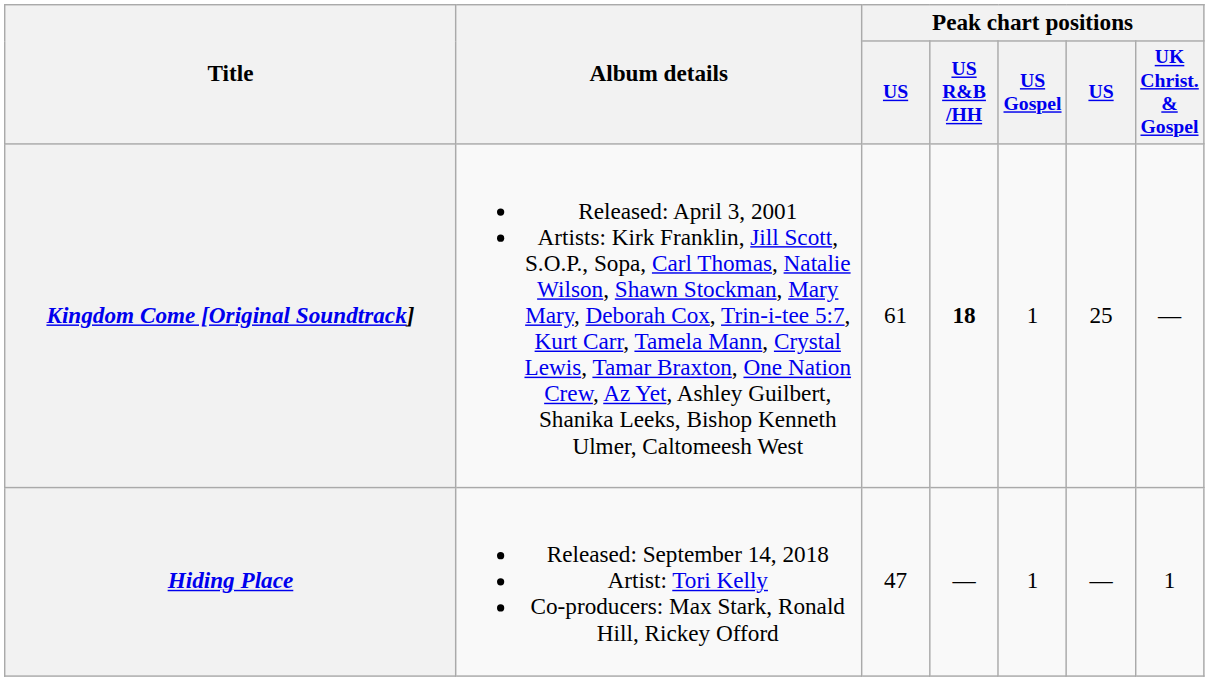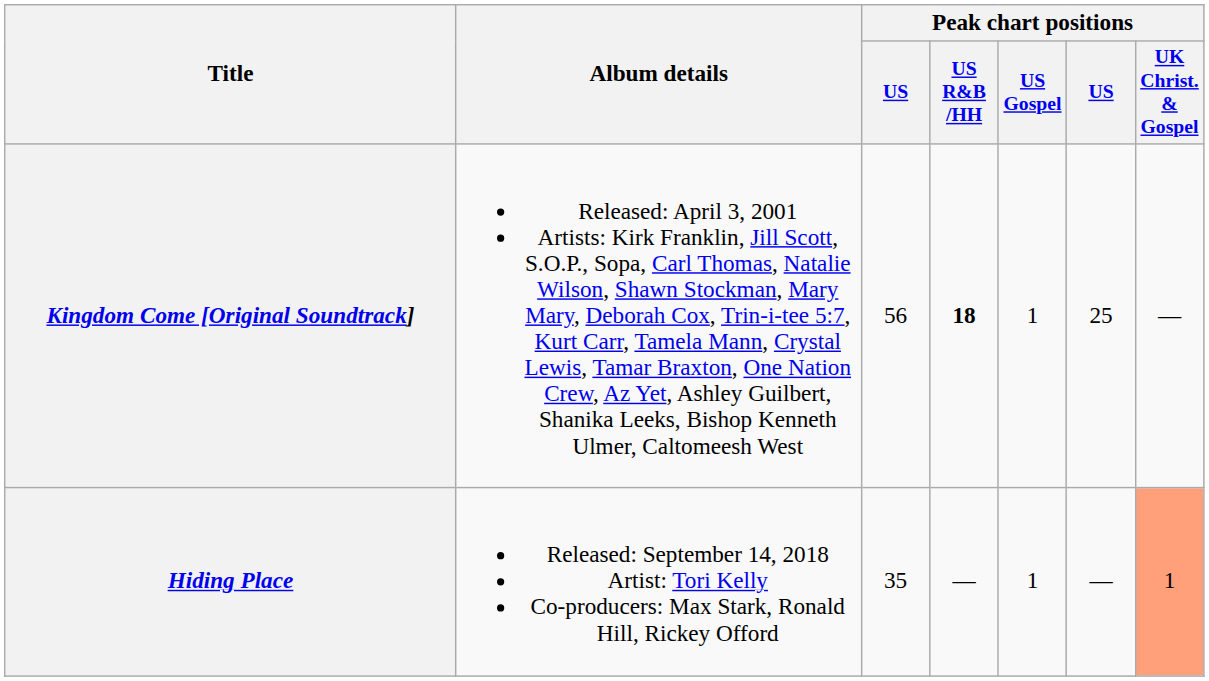(896, 315) 61 -> (896, 315) 56
(896, 581) 47 -> (896, 581) 35
(1170, 581) no background -> (1170, 581) lightsalmon background
